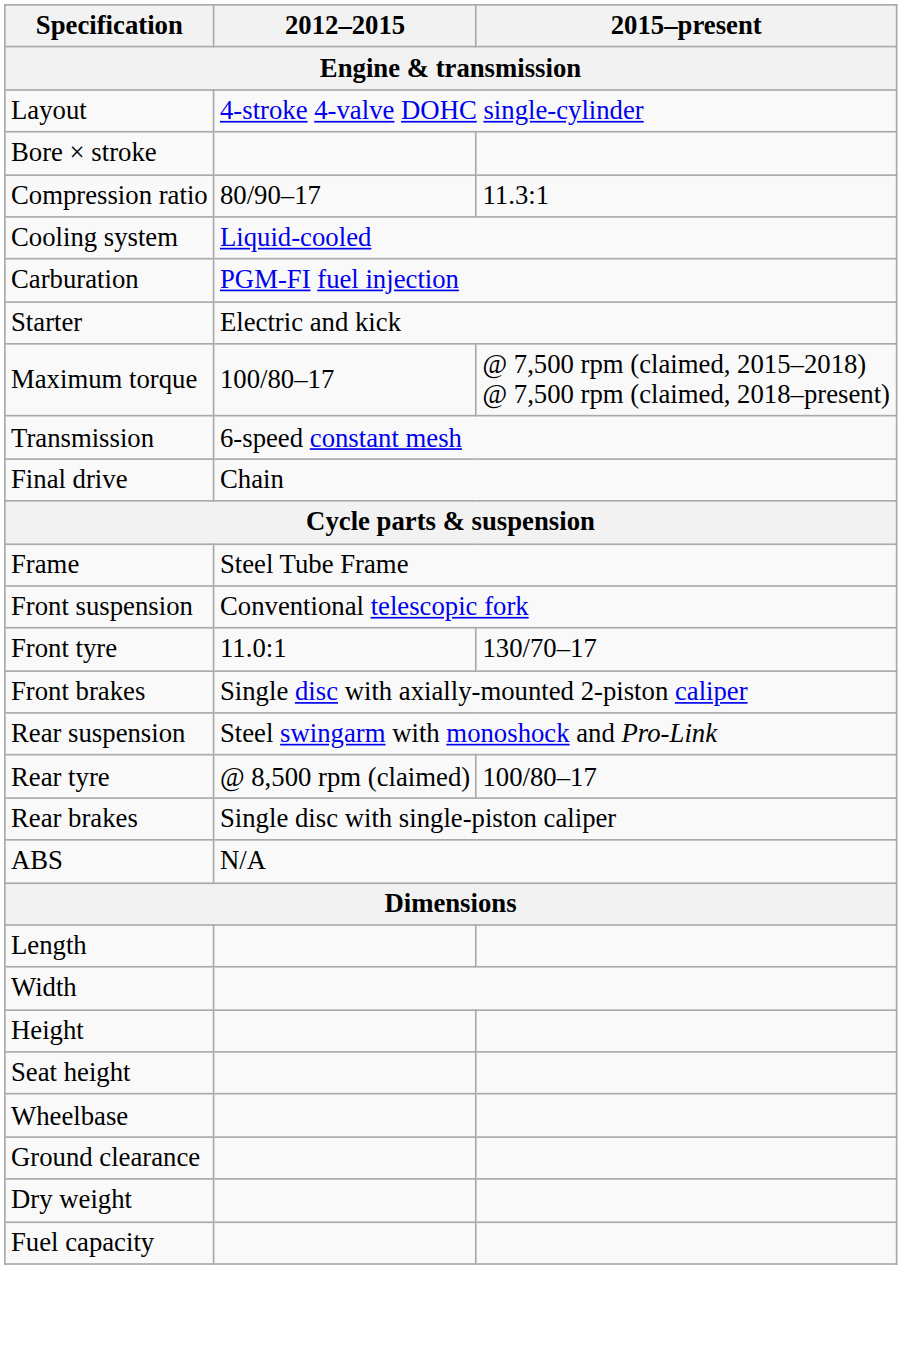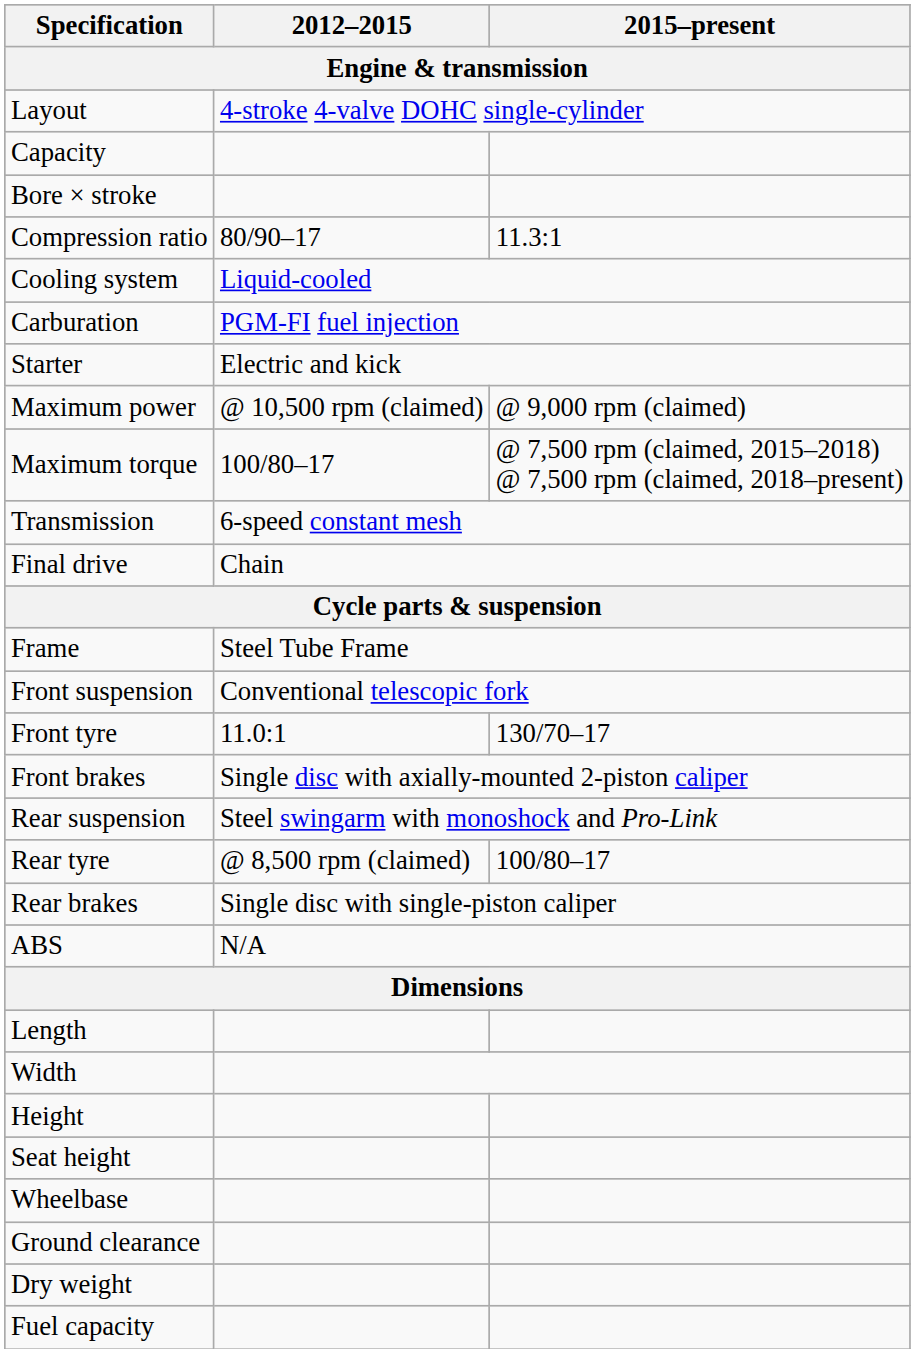+ row: (58, 152)
+ row: (103, 407)
